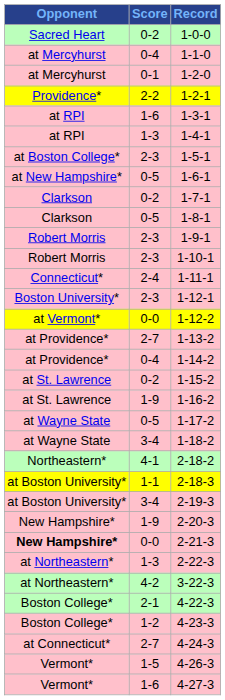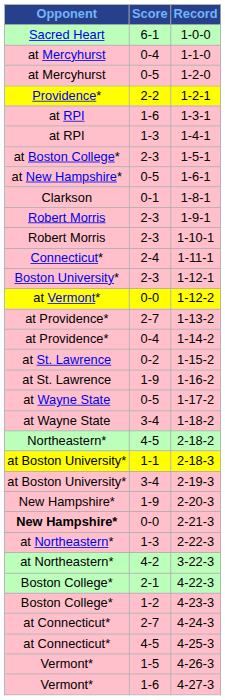(150, 34) 0-2 -> (150, 34) 6-1
(150, 75) 0-1 -> (150, 75) 0-5
- row: (196, 197)
(150, 217) 0-5 -> (150, 197) 0-1
(150, 461) 4-1 -> (150, 440) 4-5
+ row: (196, 643)
